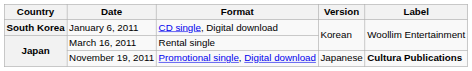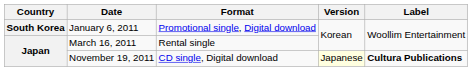(218, 27) CD single, Digital download -> (237, 27) Promotional single, Digital download
(237, 58) Promotional single, Digital download -> (218, 58) CD single, Digital download
(342, 58) no background -> (342, 58) lightyellow background
